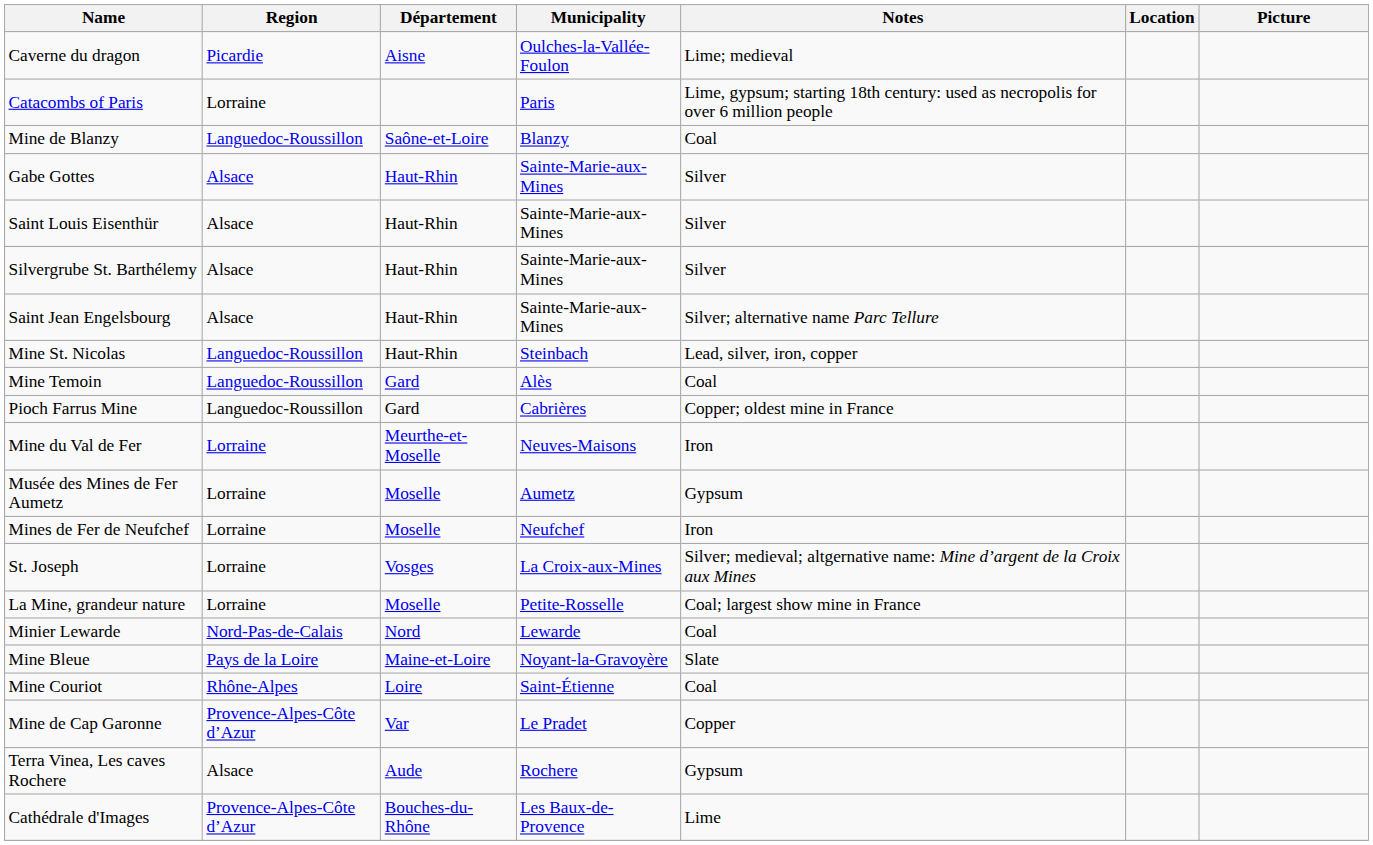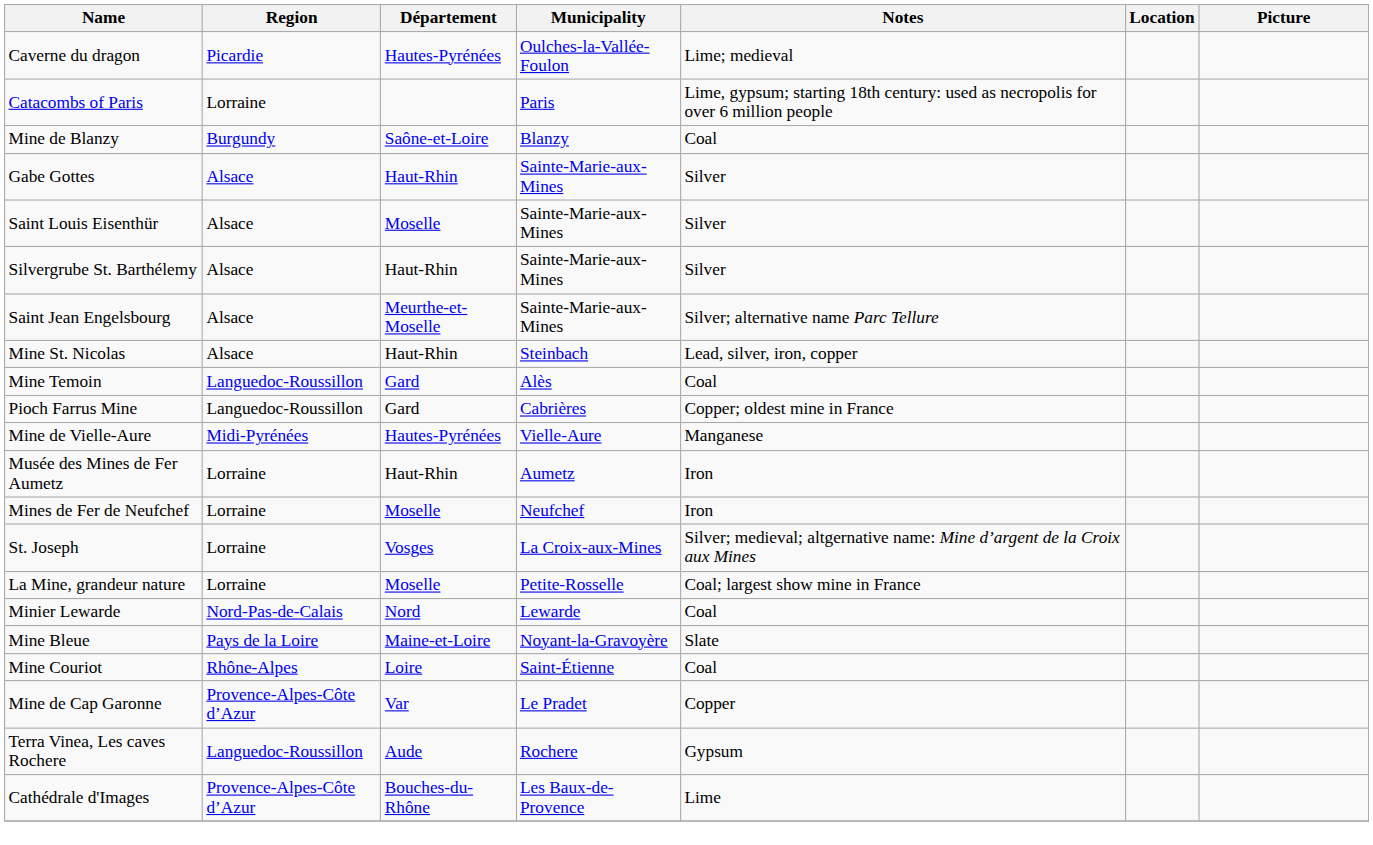(405, 55) Aisne -> (443, 55) Hautes-Pyrénées
(285, 139) Languedoc-Roussillon -> (241, 139) Burgundy
(421, 223) Haut-Rhin -> (413, 223) Moselle
(421, 316) Haut-Rhin -> (426, 316) Meurthe-et-Moselle
(285, 354) Languedoc-Roussillon -> (230, 354) Alsace
+ row: (80, 436)
- row: (75, 446)
(413, 492) Moselle -> (421, 473) Haut-Rhin
(714, 492) Gypsum -> (699, 473) Iron
(230, 770) Alsace -> (285, 750) Languedoc-Roussillon
